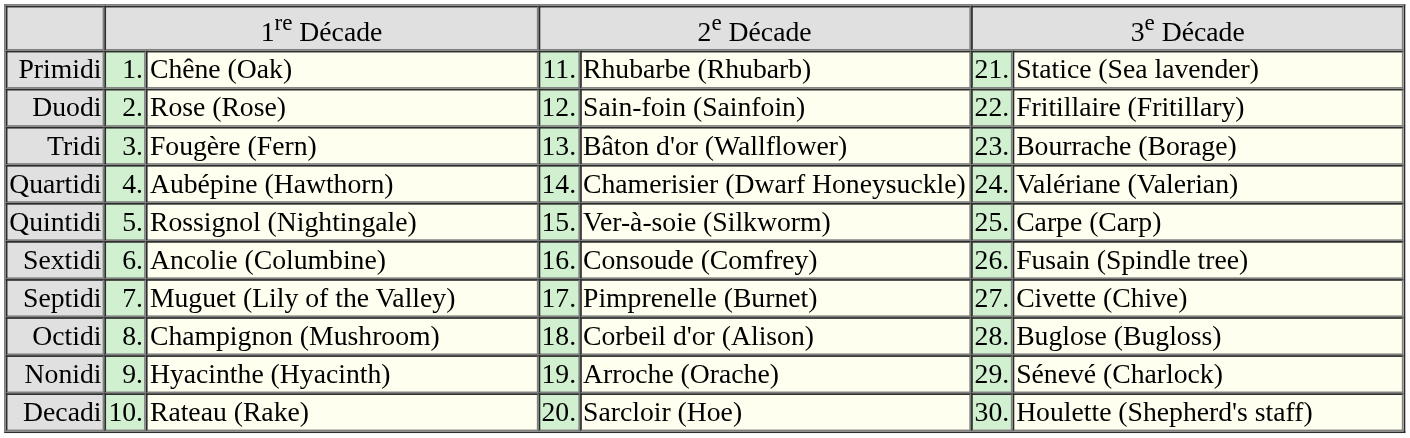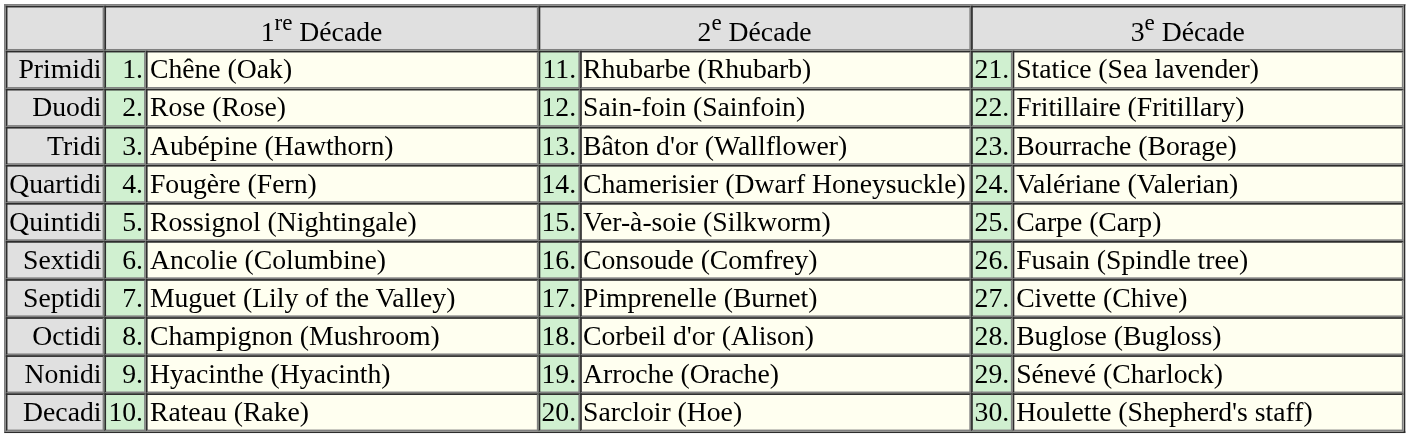(233, 146) Fougère (Fern) -> (272, 146) Aubépine (Hawthorn)
(272, 184) Aubépine (Hawthorn) -> (233, 184) Fougère (Fern)
